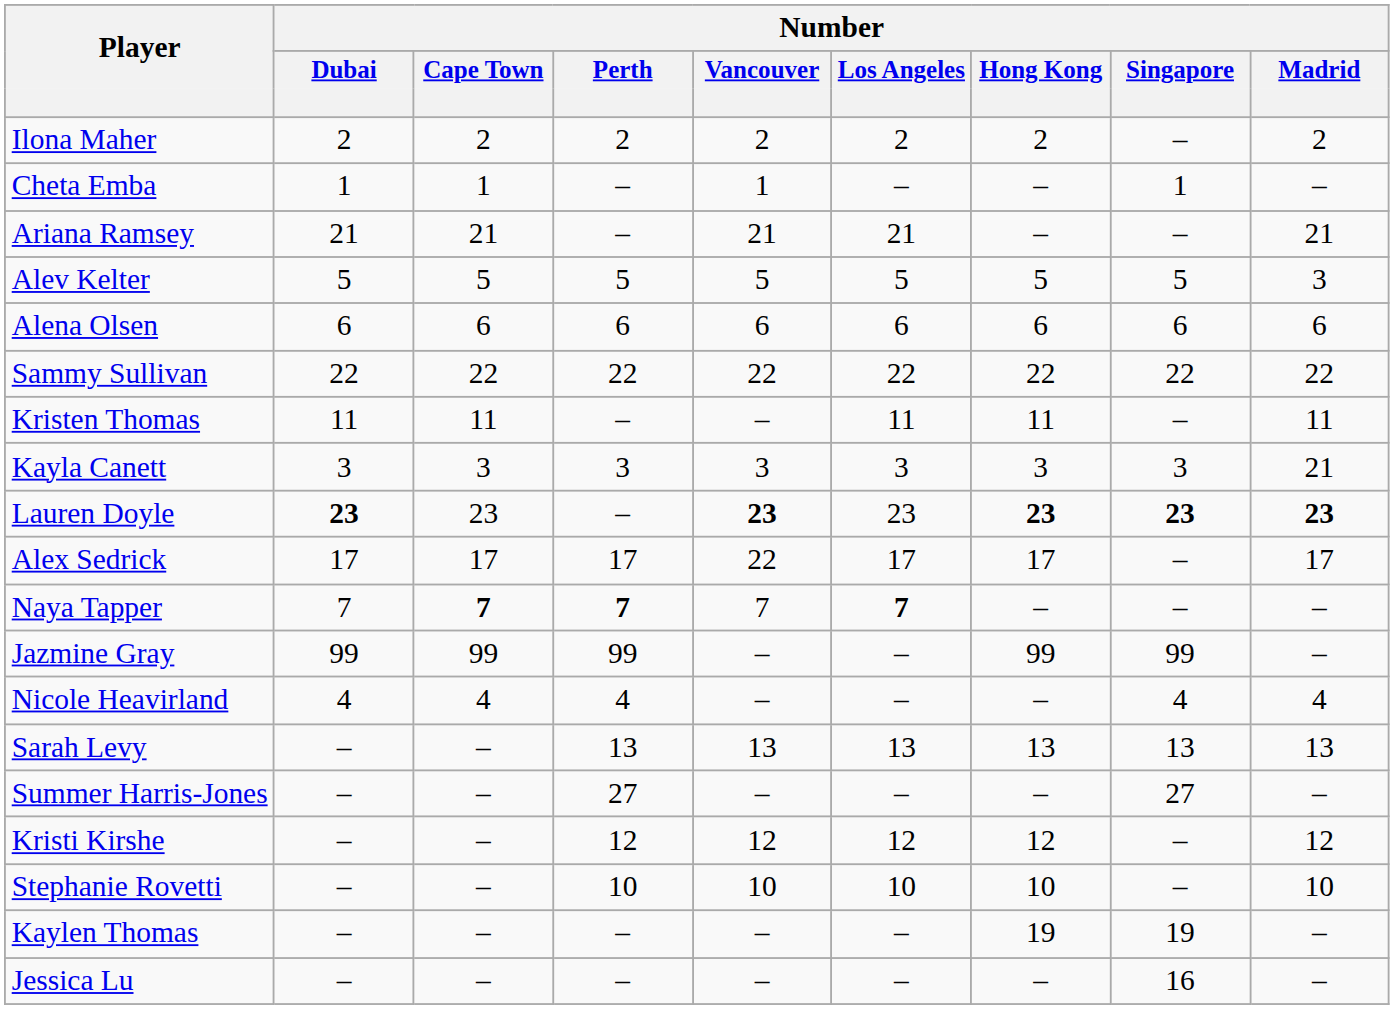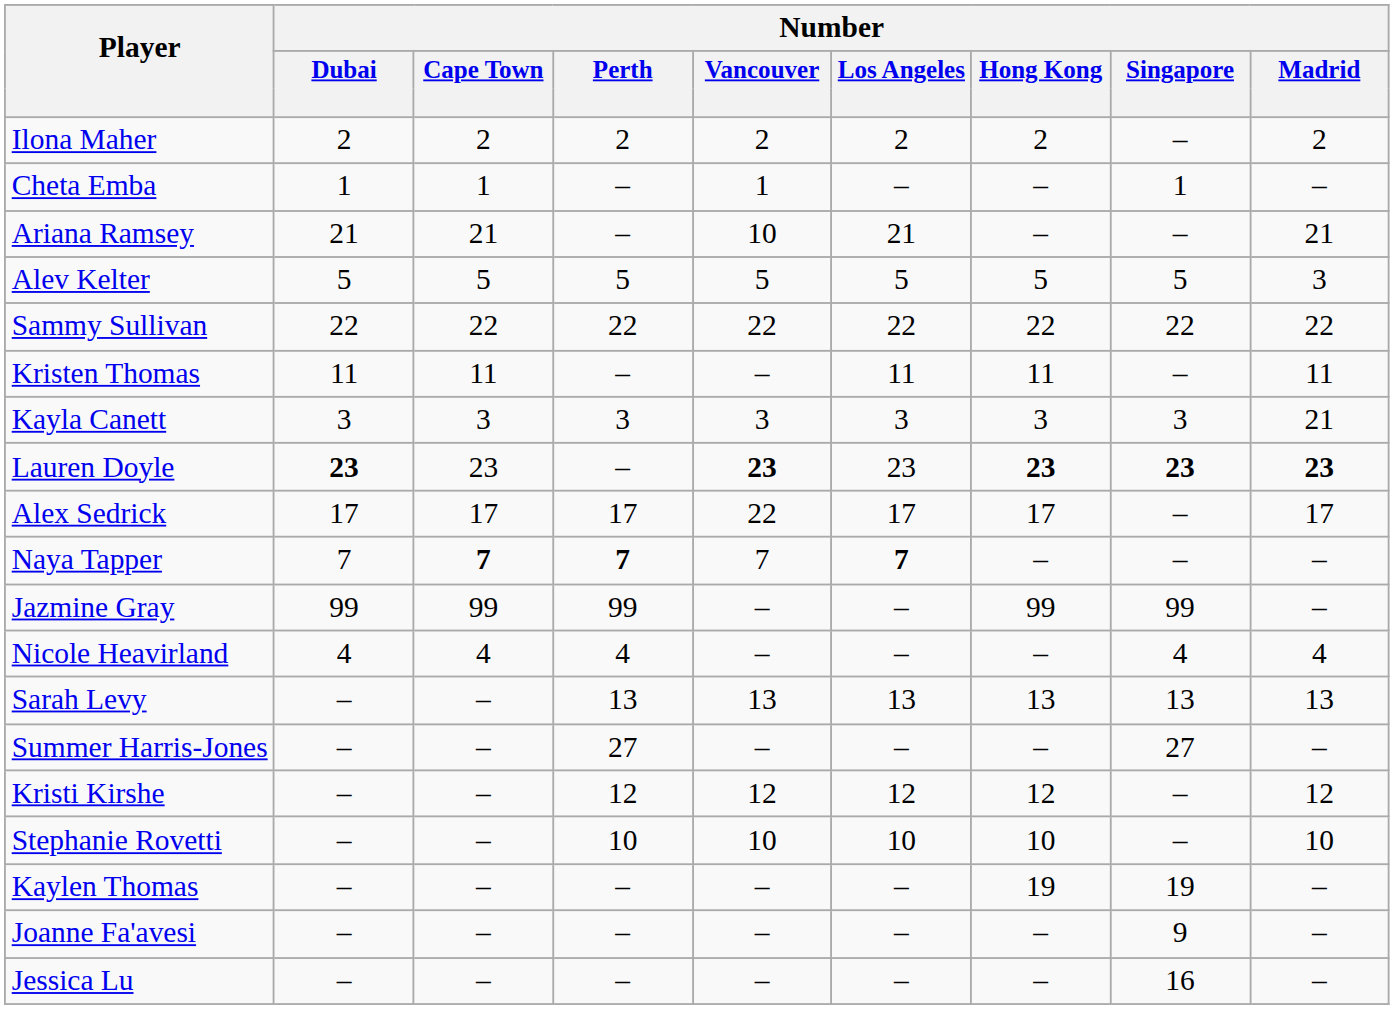(762, 233) 21 -> (762, 233) 10
- row: (85, 326)
+ row: (104, 933)
